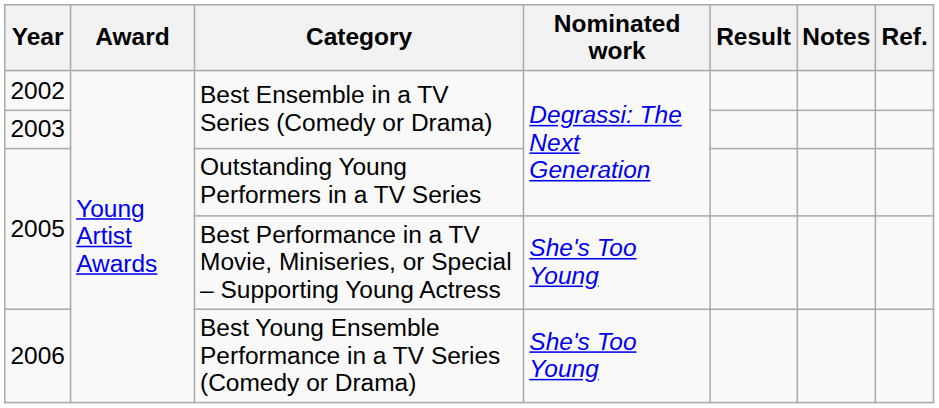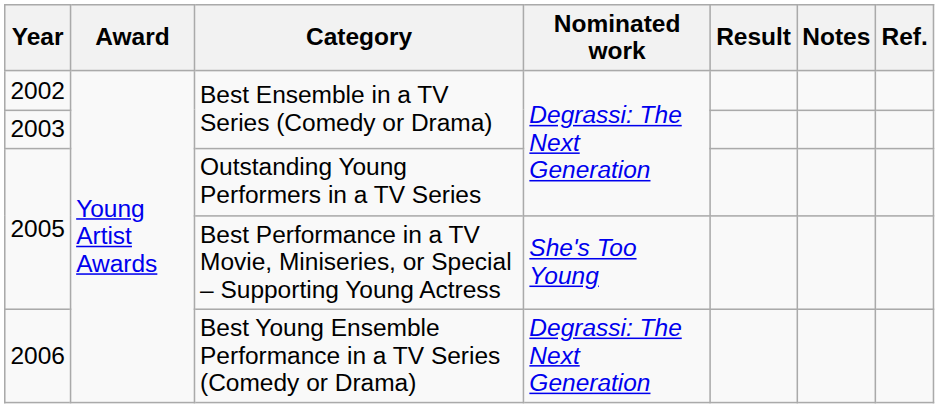(583, 355) She's Too Young -> (606, 355) Degrassi: The Next Generation
